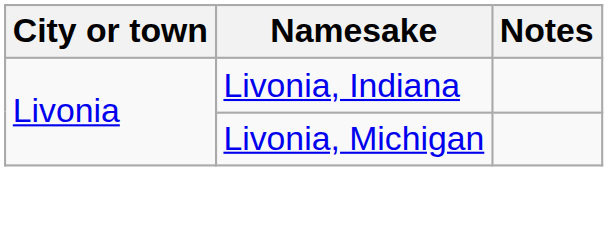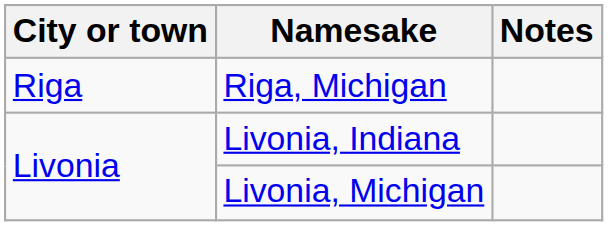+ row: (335, 84)
